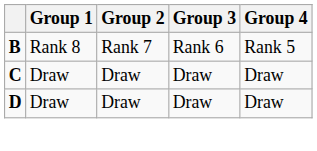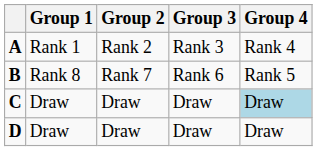+ row: (15, 46)
(264, 74) no background -> (264, 103) lightblue background
